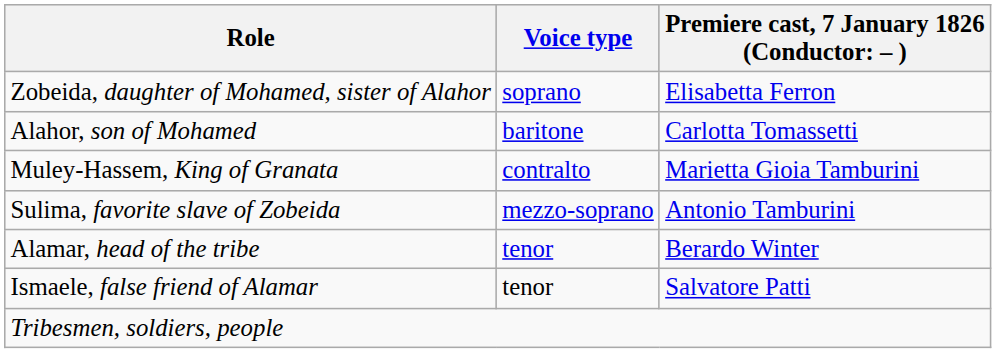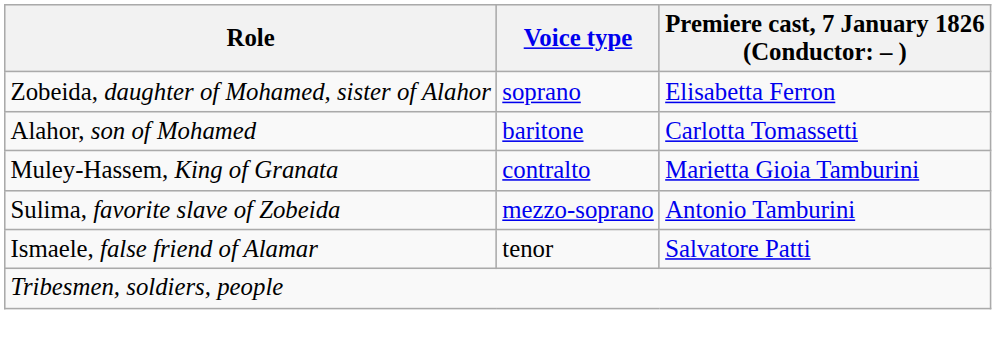- row: (135, 248)
